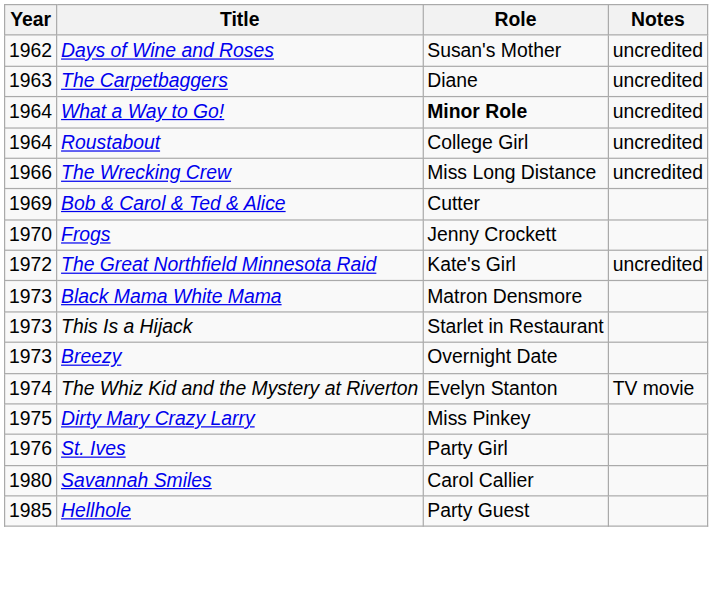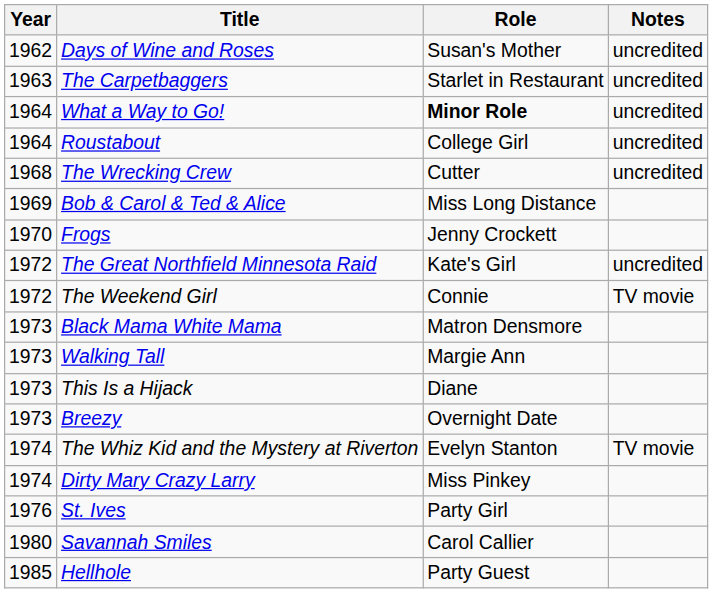(453, 81) Diane -> (515, 81) Starlet in Restaurant
(31, 173) 1966 -> (31, 173) 1968
(512, 173) Miss Long Distance -> (454, 173) Cutter
(454, 204) Cutter -> (512, 204) Miss Long Distance
+ row: (139, 296)
+ row: (113, 357)
(515, 326) Starlet in Restaurant -> (453, 388) Diane
(31, 419) 1975 -> (31, 480) 1974
